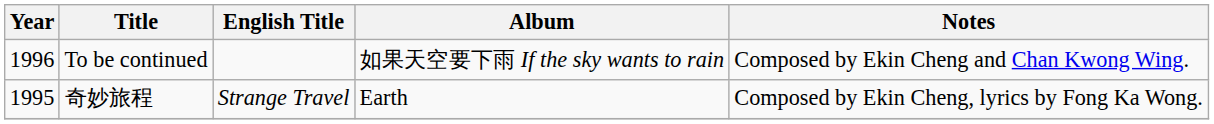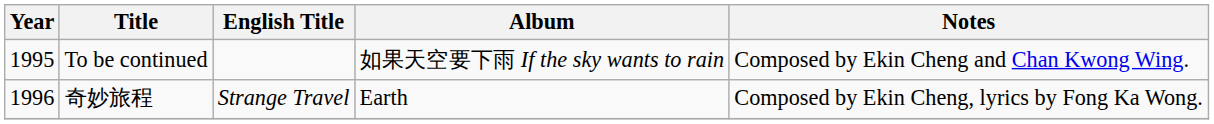(32, 59) 1996 -> (32, 59) 1995
(32, 98) 1995 -> (32, 98) 1996
